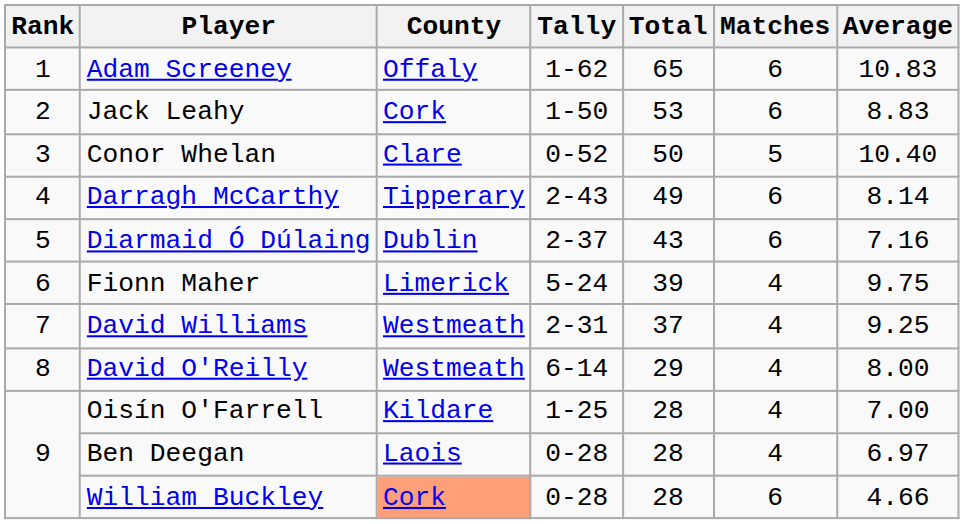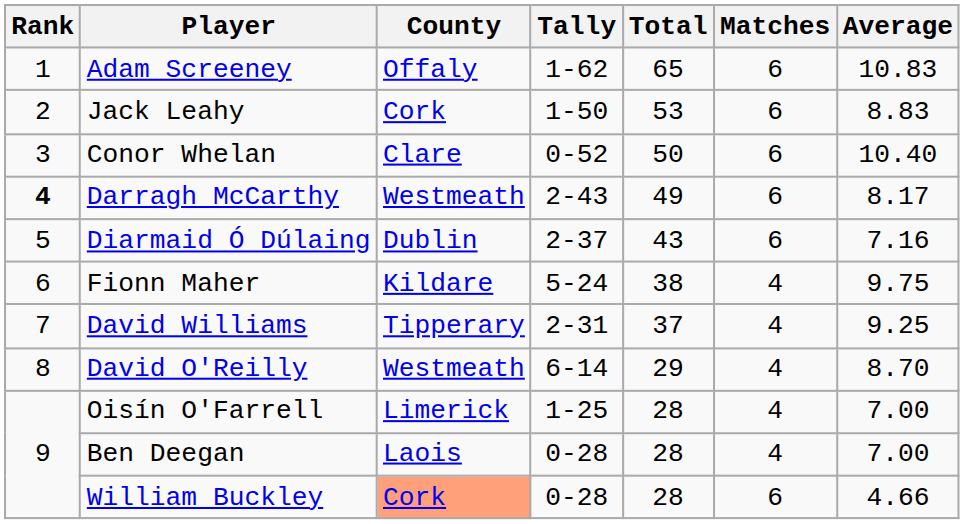(775, 155) 5 -> (775, 155) 6
(43, 198) normal -> (43, 198) bold
(454, 198) Tipperary -> (454, 198) Westmeath
(898, 198) 8.14 -> (898, 198) 8.17
(446, 283) Limerick -> (438, 283) Kildare
(668, 283) 39 -> (668, 283) 38
(454, 326) Westmeath -> (454, 326) Tipperary
(898, 369) 8.00 -> (898, 369) 8.70
(438, 412) Kildare -> (446, 412) Limerick
(898, 454) 6.97 -> (898, 454) 7.00
